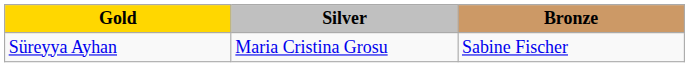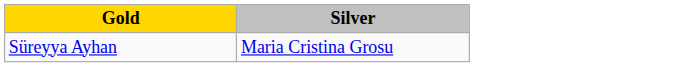- column: (571, 18)
